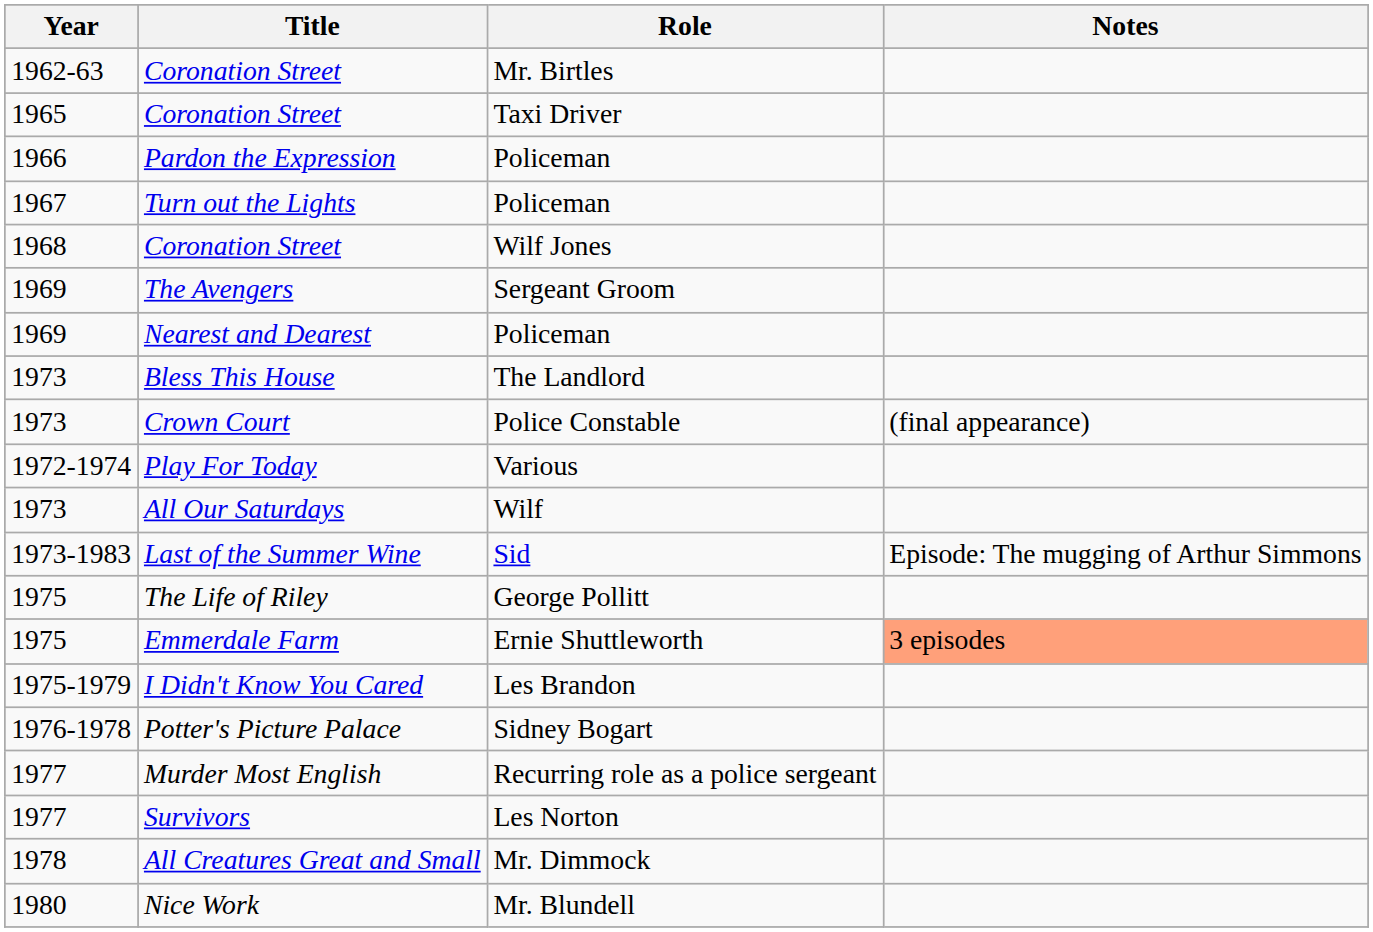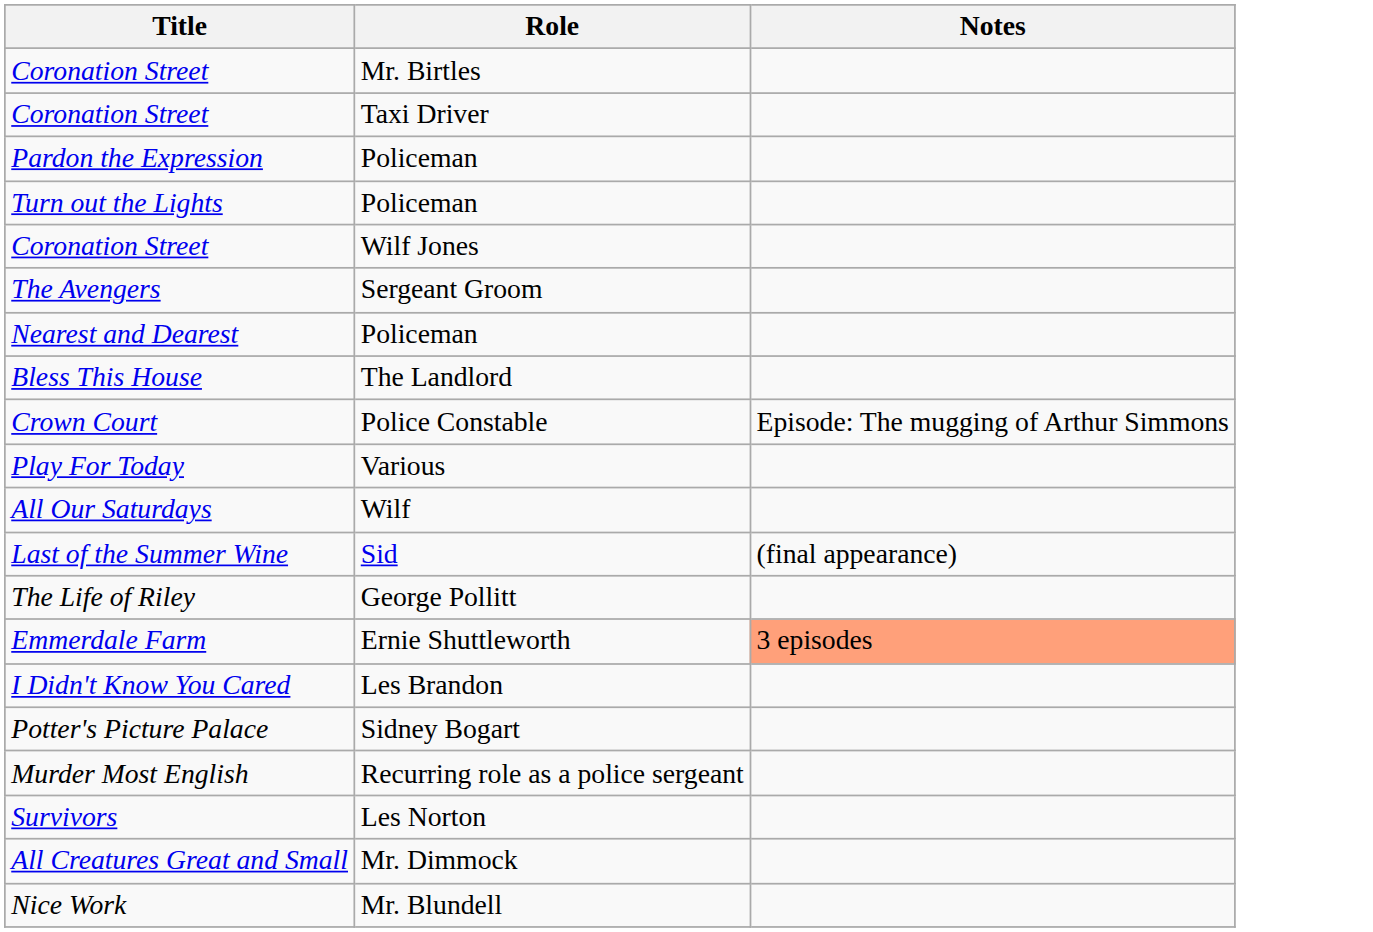- column: (71, 26)
(989, 421) (final appearance) -> (993, 421) Episode: The mugging of Arthur Simmons
(1125, 553) Episode: The mugging of Arthur Simmons -> (857, 553) (final appearance)
